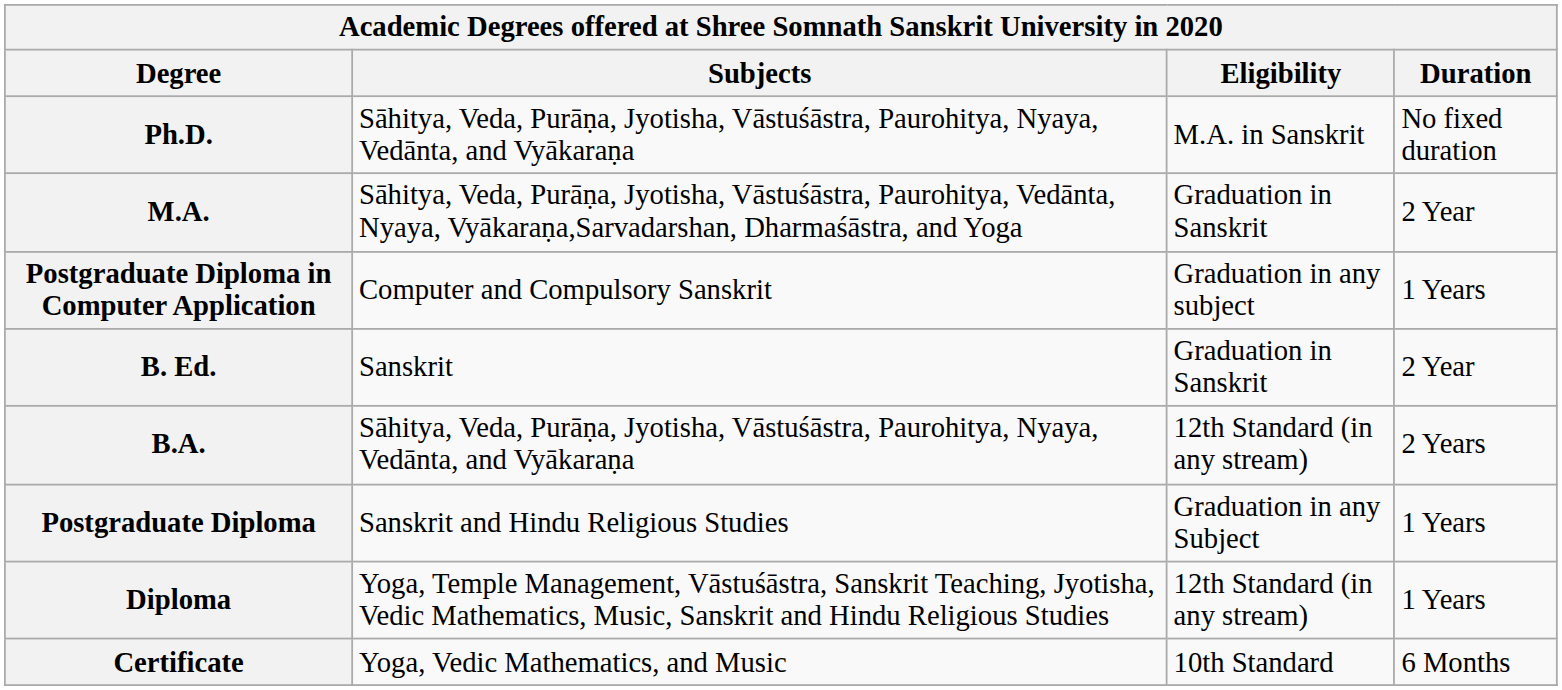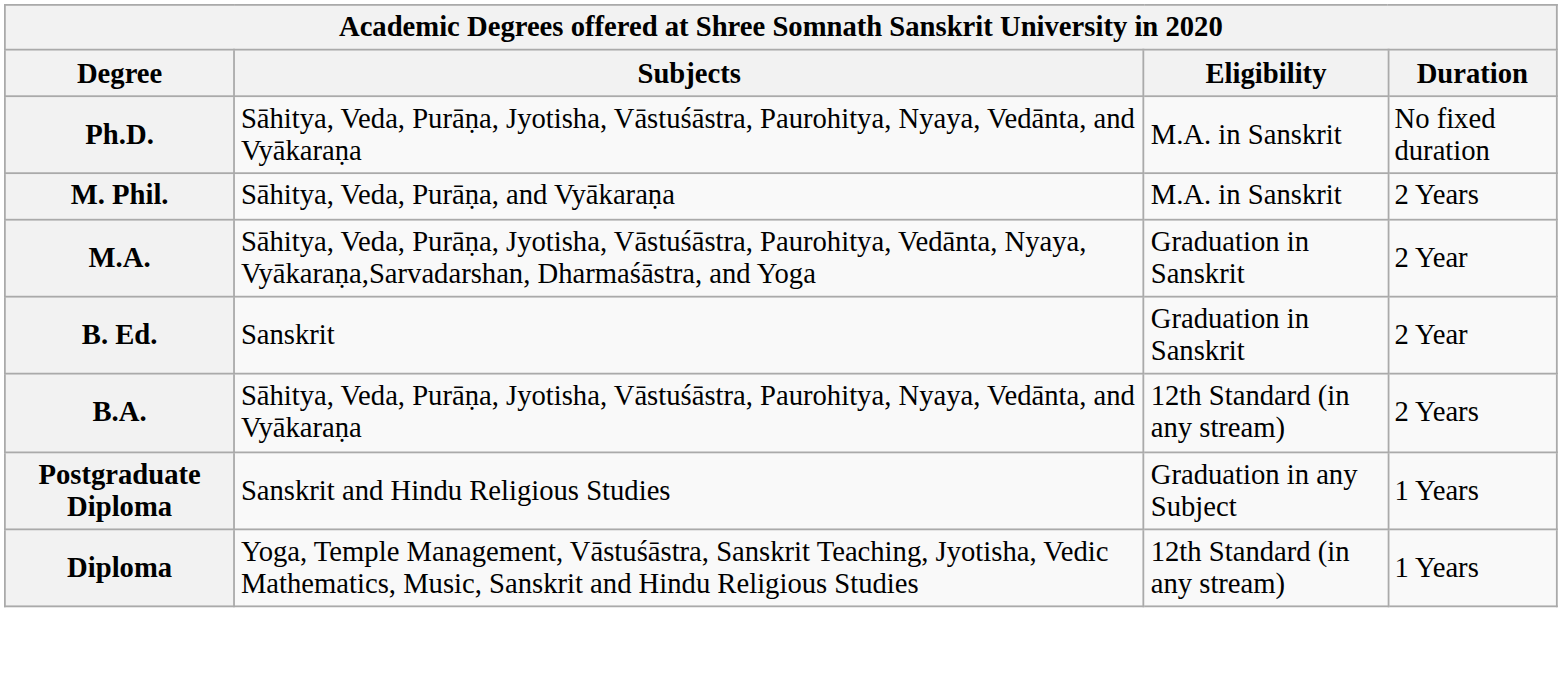+ row: (120, 195)
- row: (179, 289)
- row: (179, 661)
